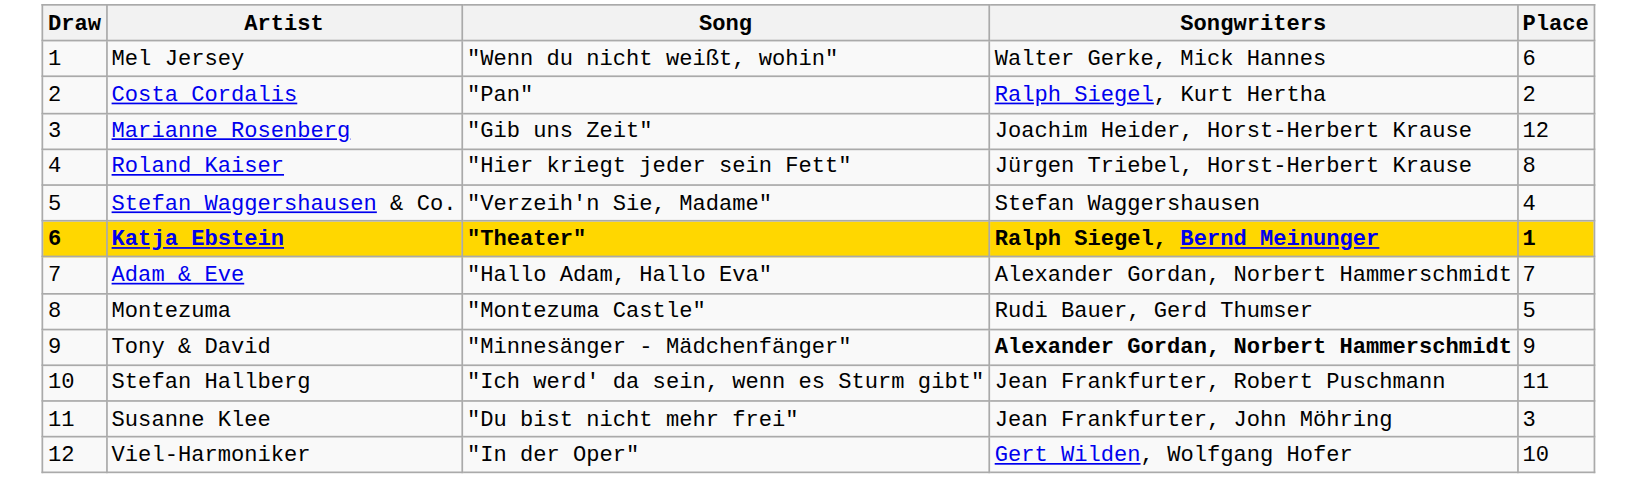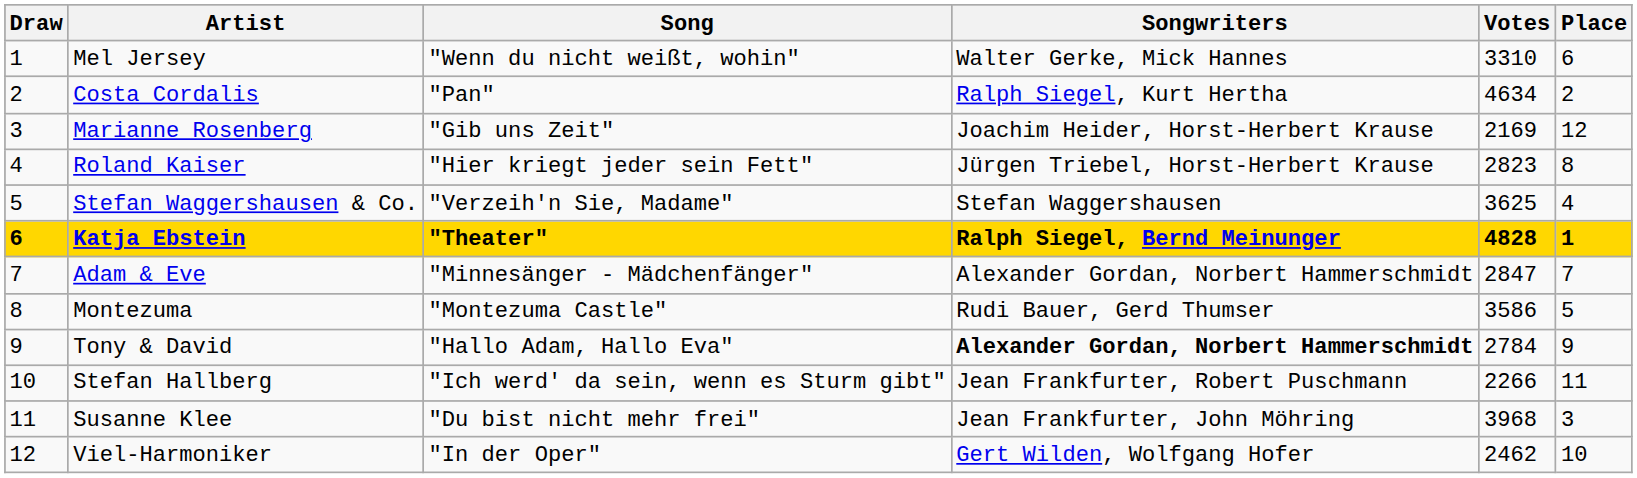+ column: (1517, 23)
(619, 275) "Hallo Adam, Hallo Eva" -> (621, 275) "Minnesänger - Mädchenfänger"
(659, 347) "Minnesänger - Mädchenfänger" -> (581, 347) "Hallo Adam, Hallo Eva"
